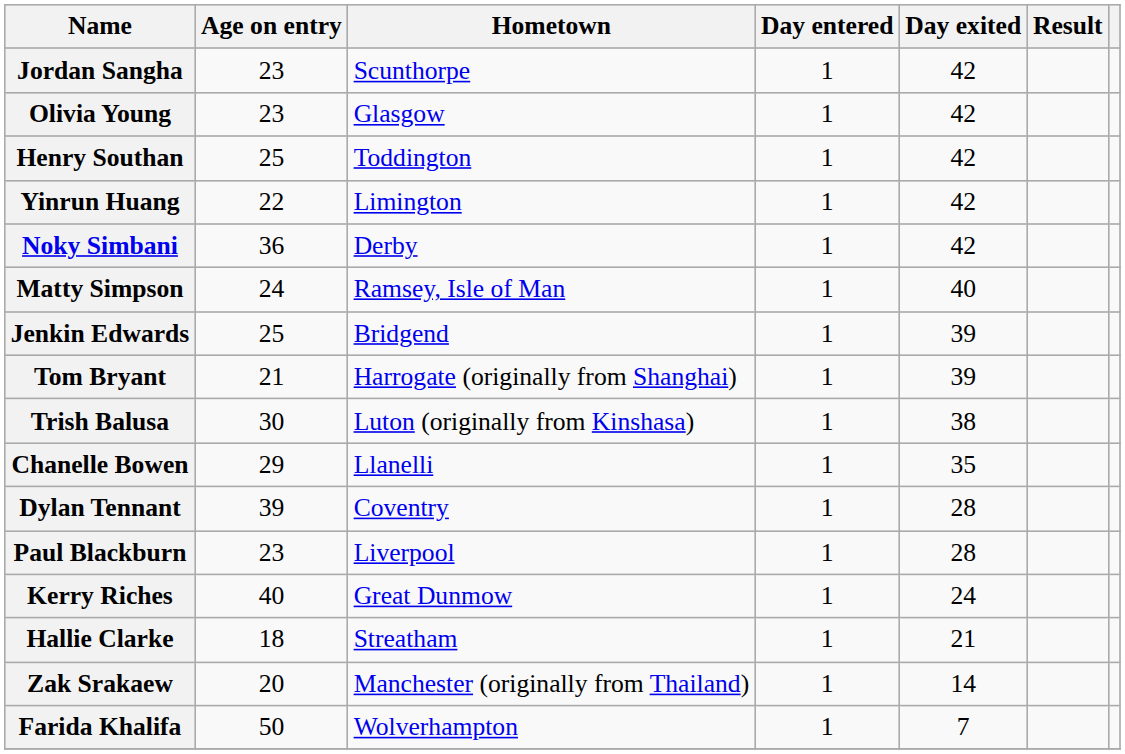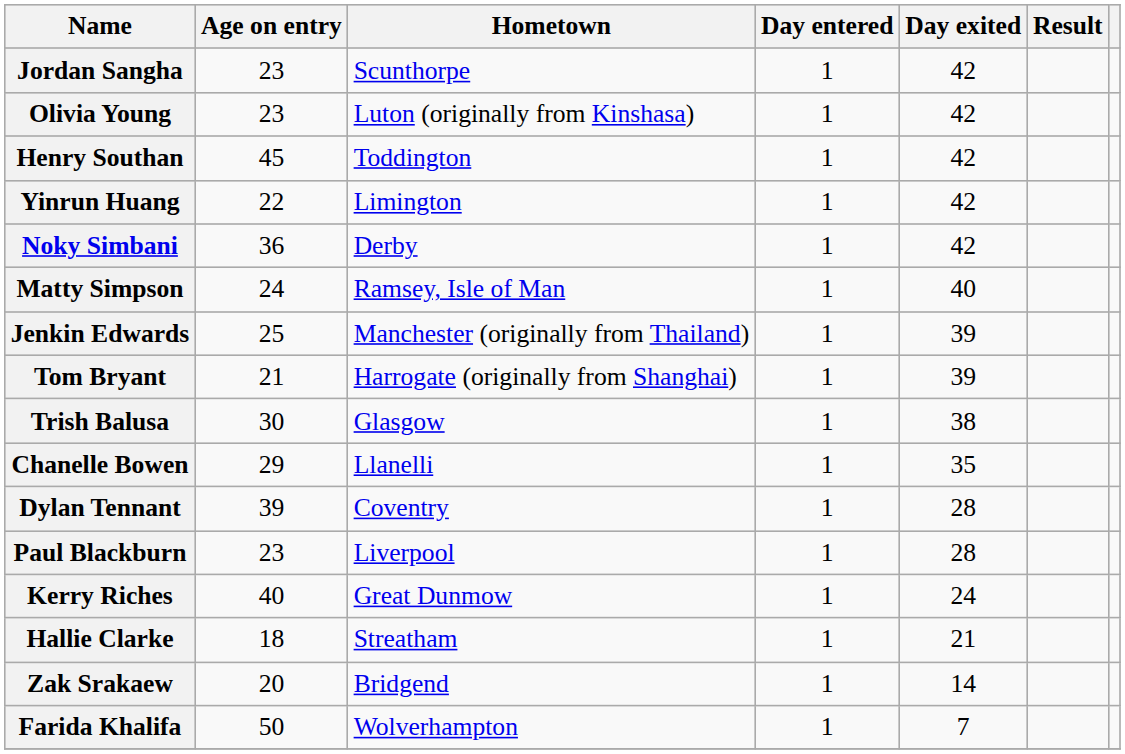(399, 114) Glasgow -> (524, 114) Luton (originally from Kinshasa)
(271, 157) 25 -> (271, 157) 45
(401, 332) Bridgend -> (551, 332) Manchester (originally from Thailand)
(524, 420) Luton (originally from Kinshasa) -> (399, 420) Glasgow
(551, 683) Manchester (originally from Thailand) -> (401, 683) Bridgend
